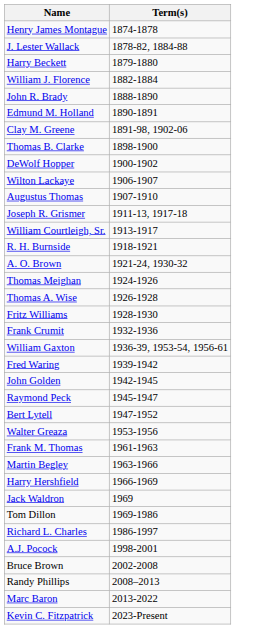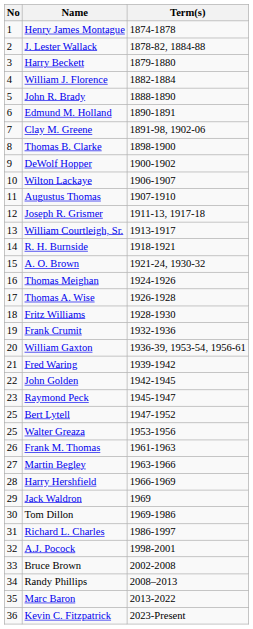+ column: (13, 12)
